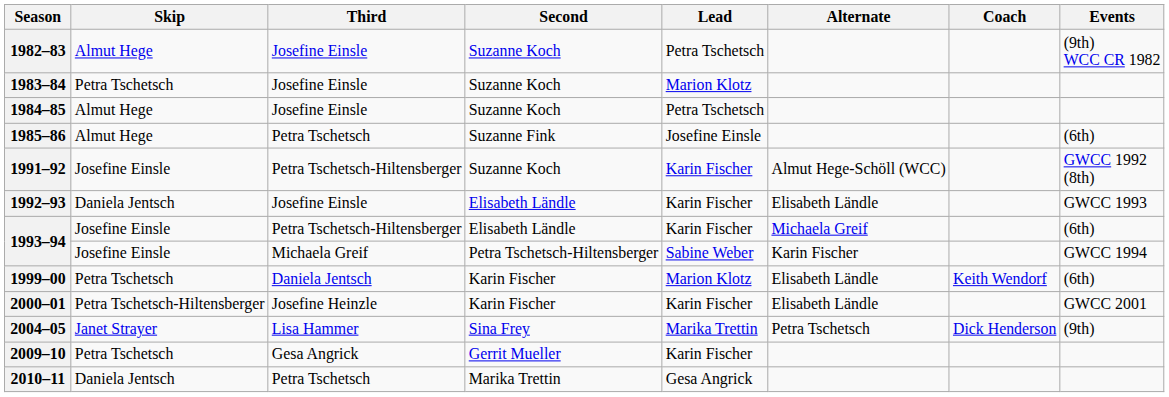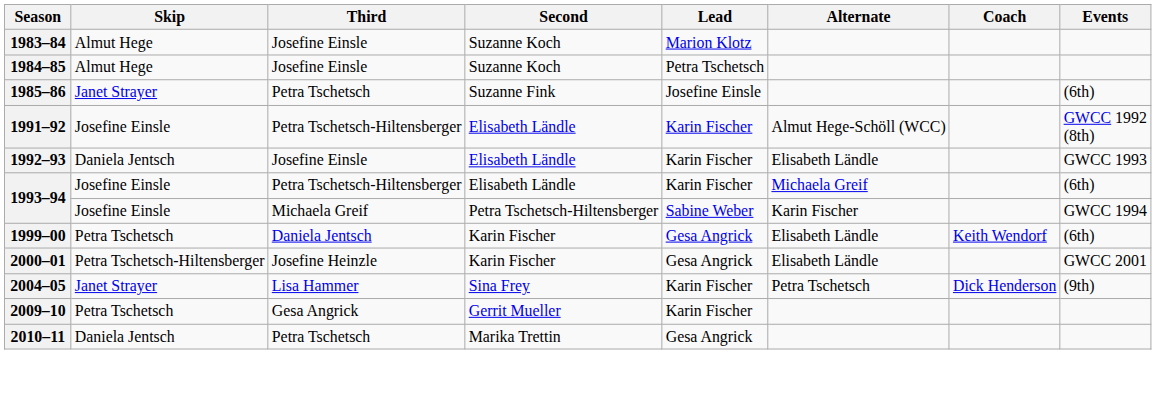- row: (38, 51)
(124, 85) Petra Tschetsch -> (114, 42) Almut Hege
(114, 135) Almut Hege -> (116, 92) Janet Strayer
(515, 169) Suzanne Koch -> (522, 126) Elisabeth Ländle
(709, 278) Marion Klotz -> (709, 235) Gesa Angrick
(709, 303) Karin Fischer -> (709, 260) Gesa Angrick
(712, 329) Marika Trettin -> (709, 286) Karin Fischer
